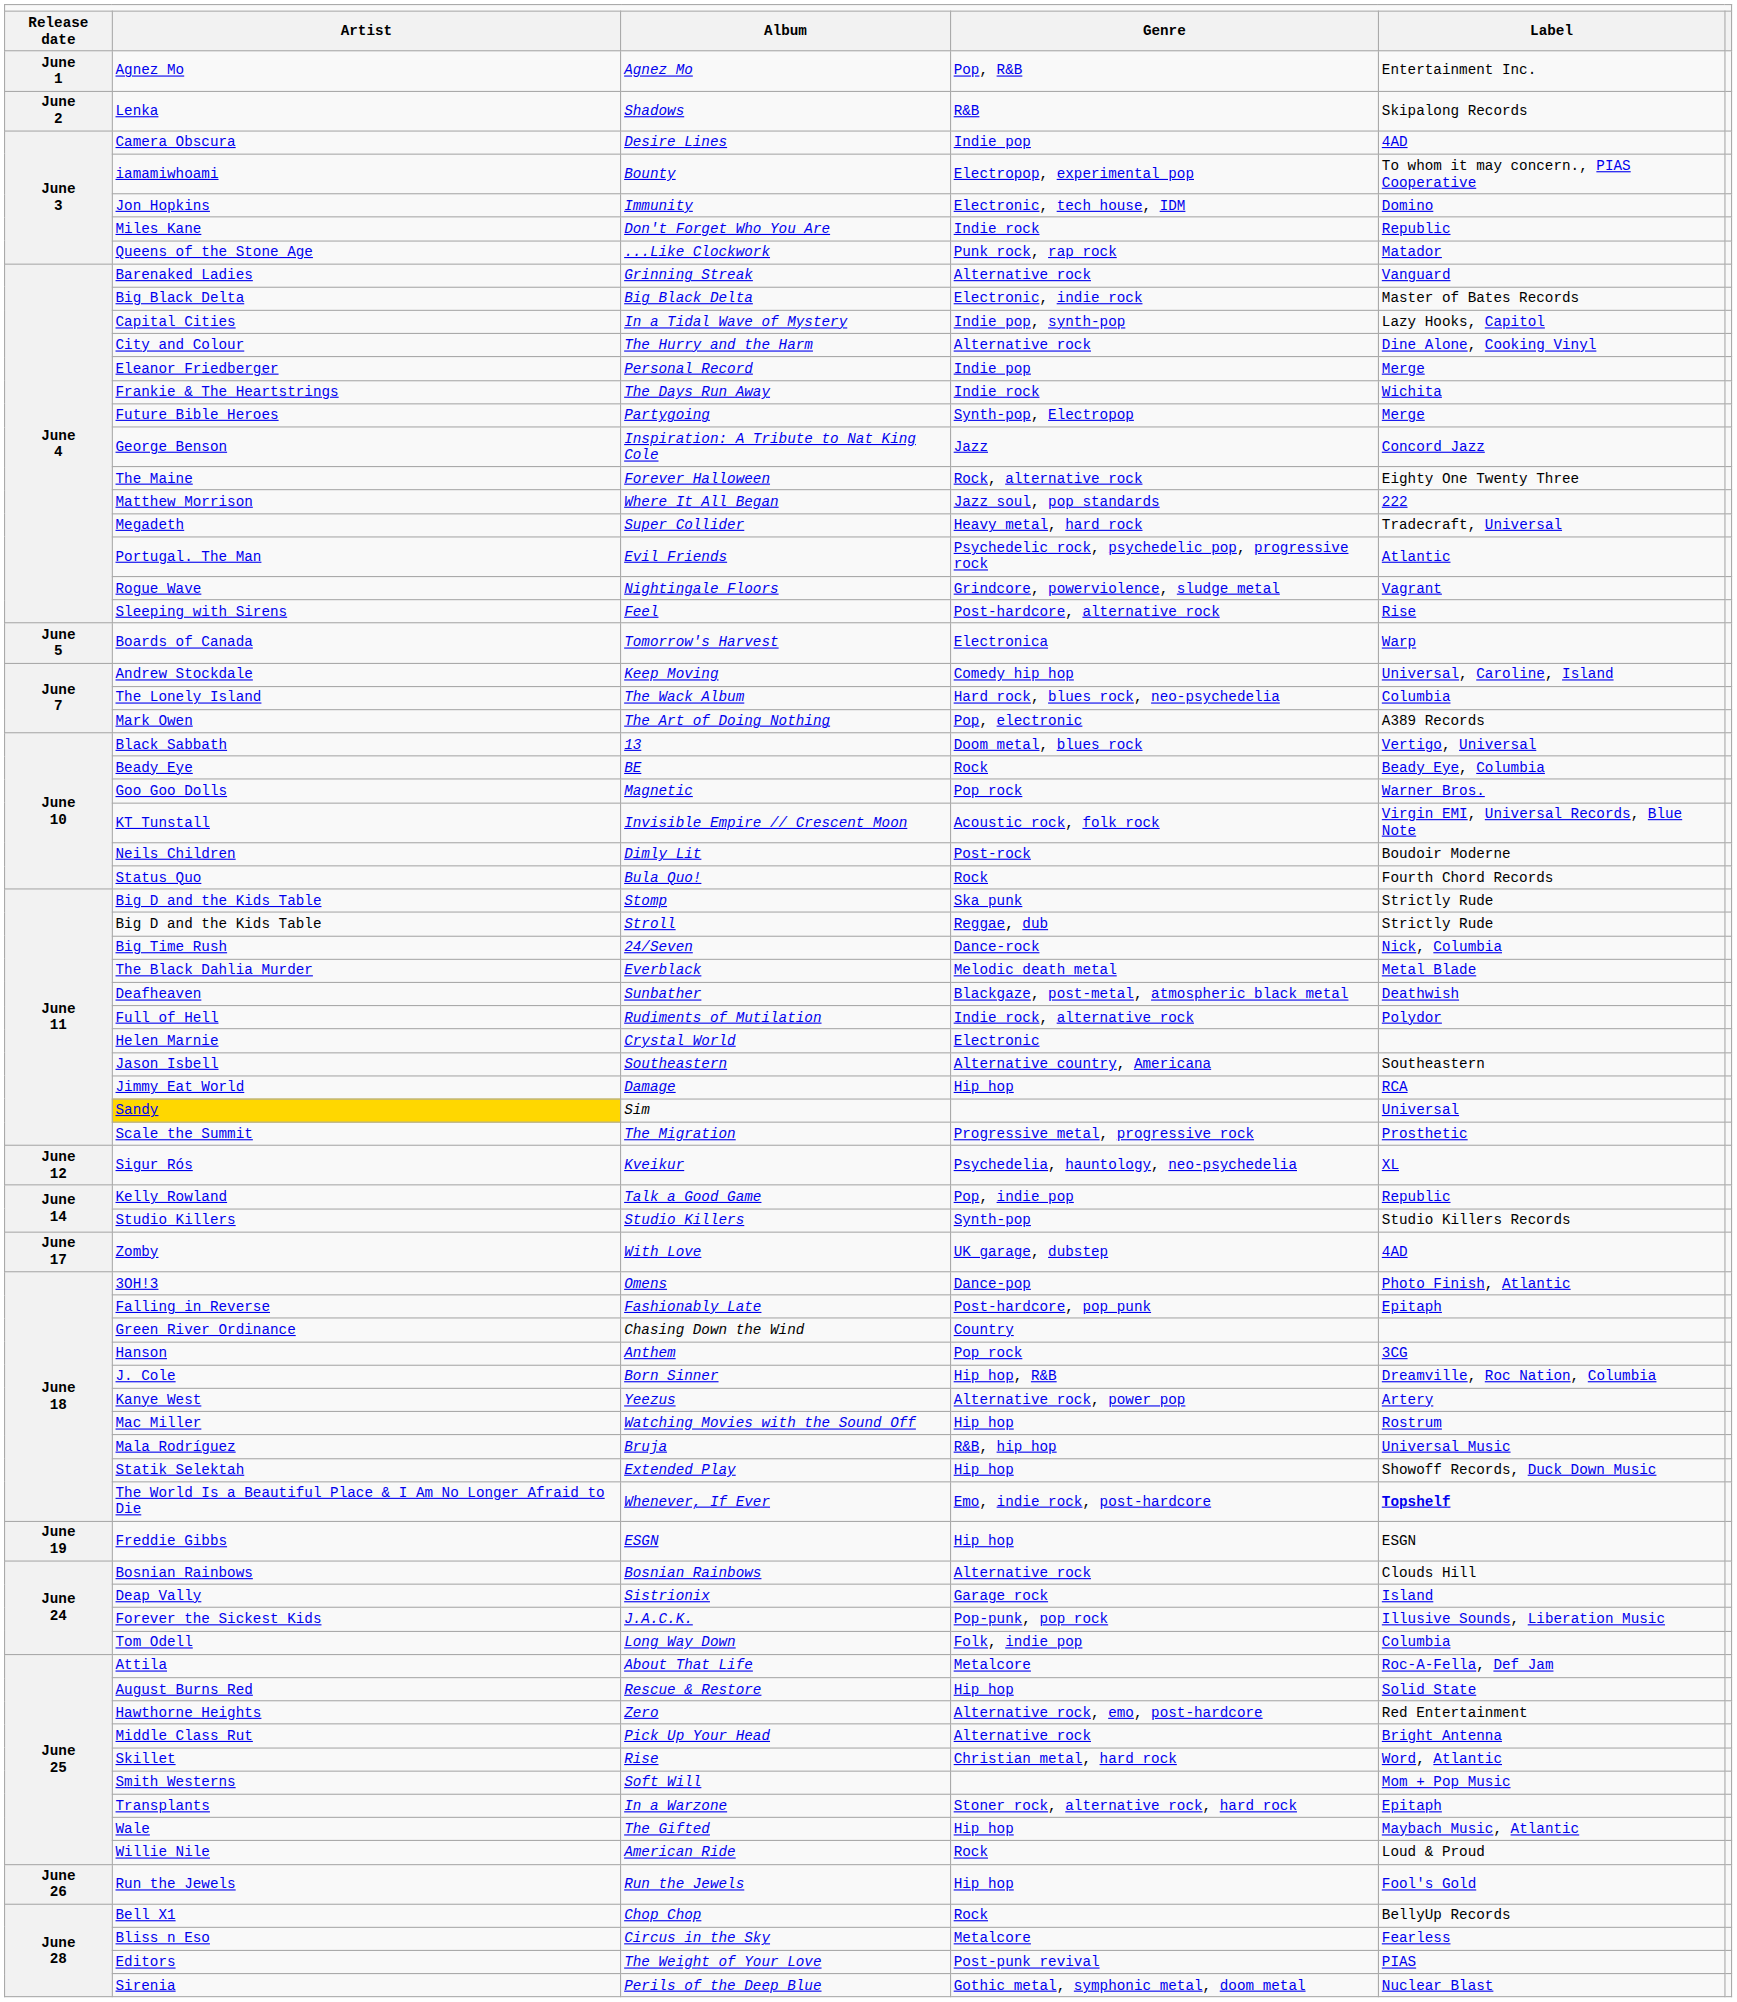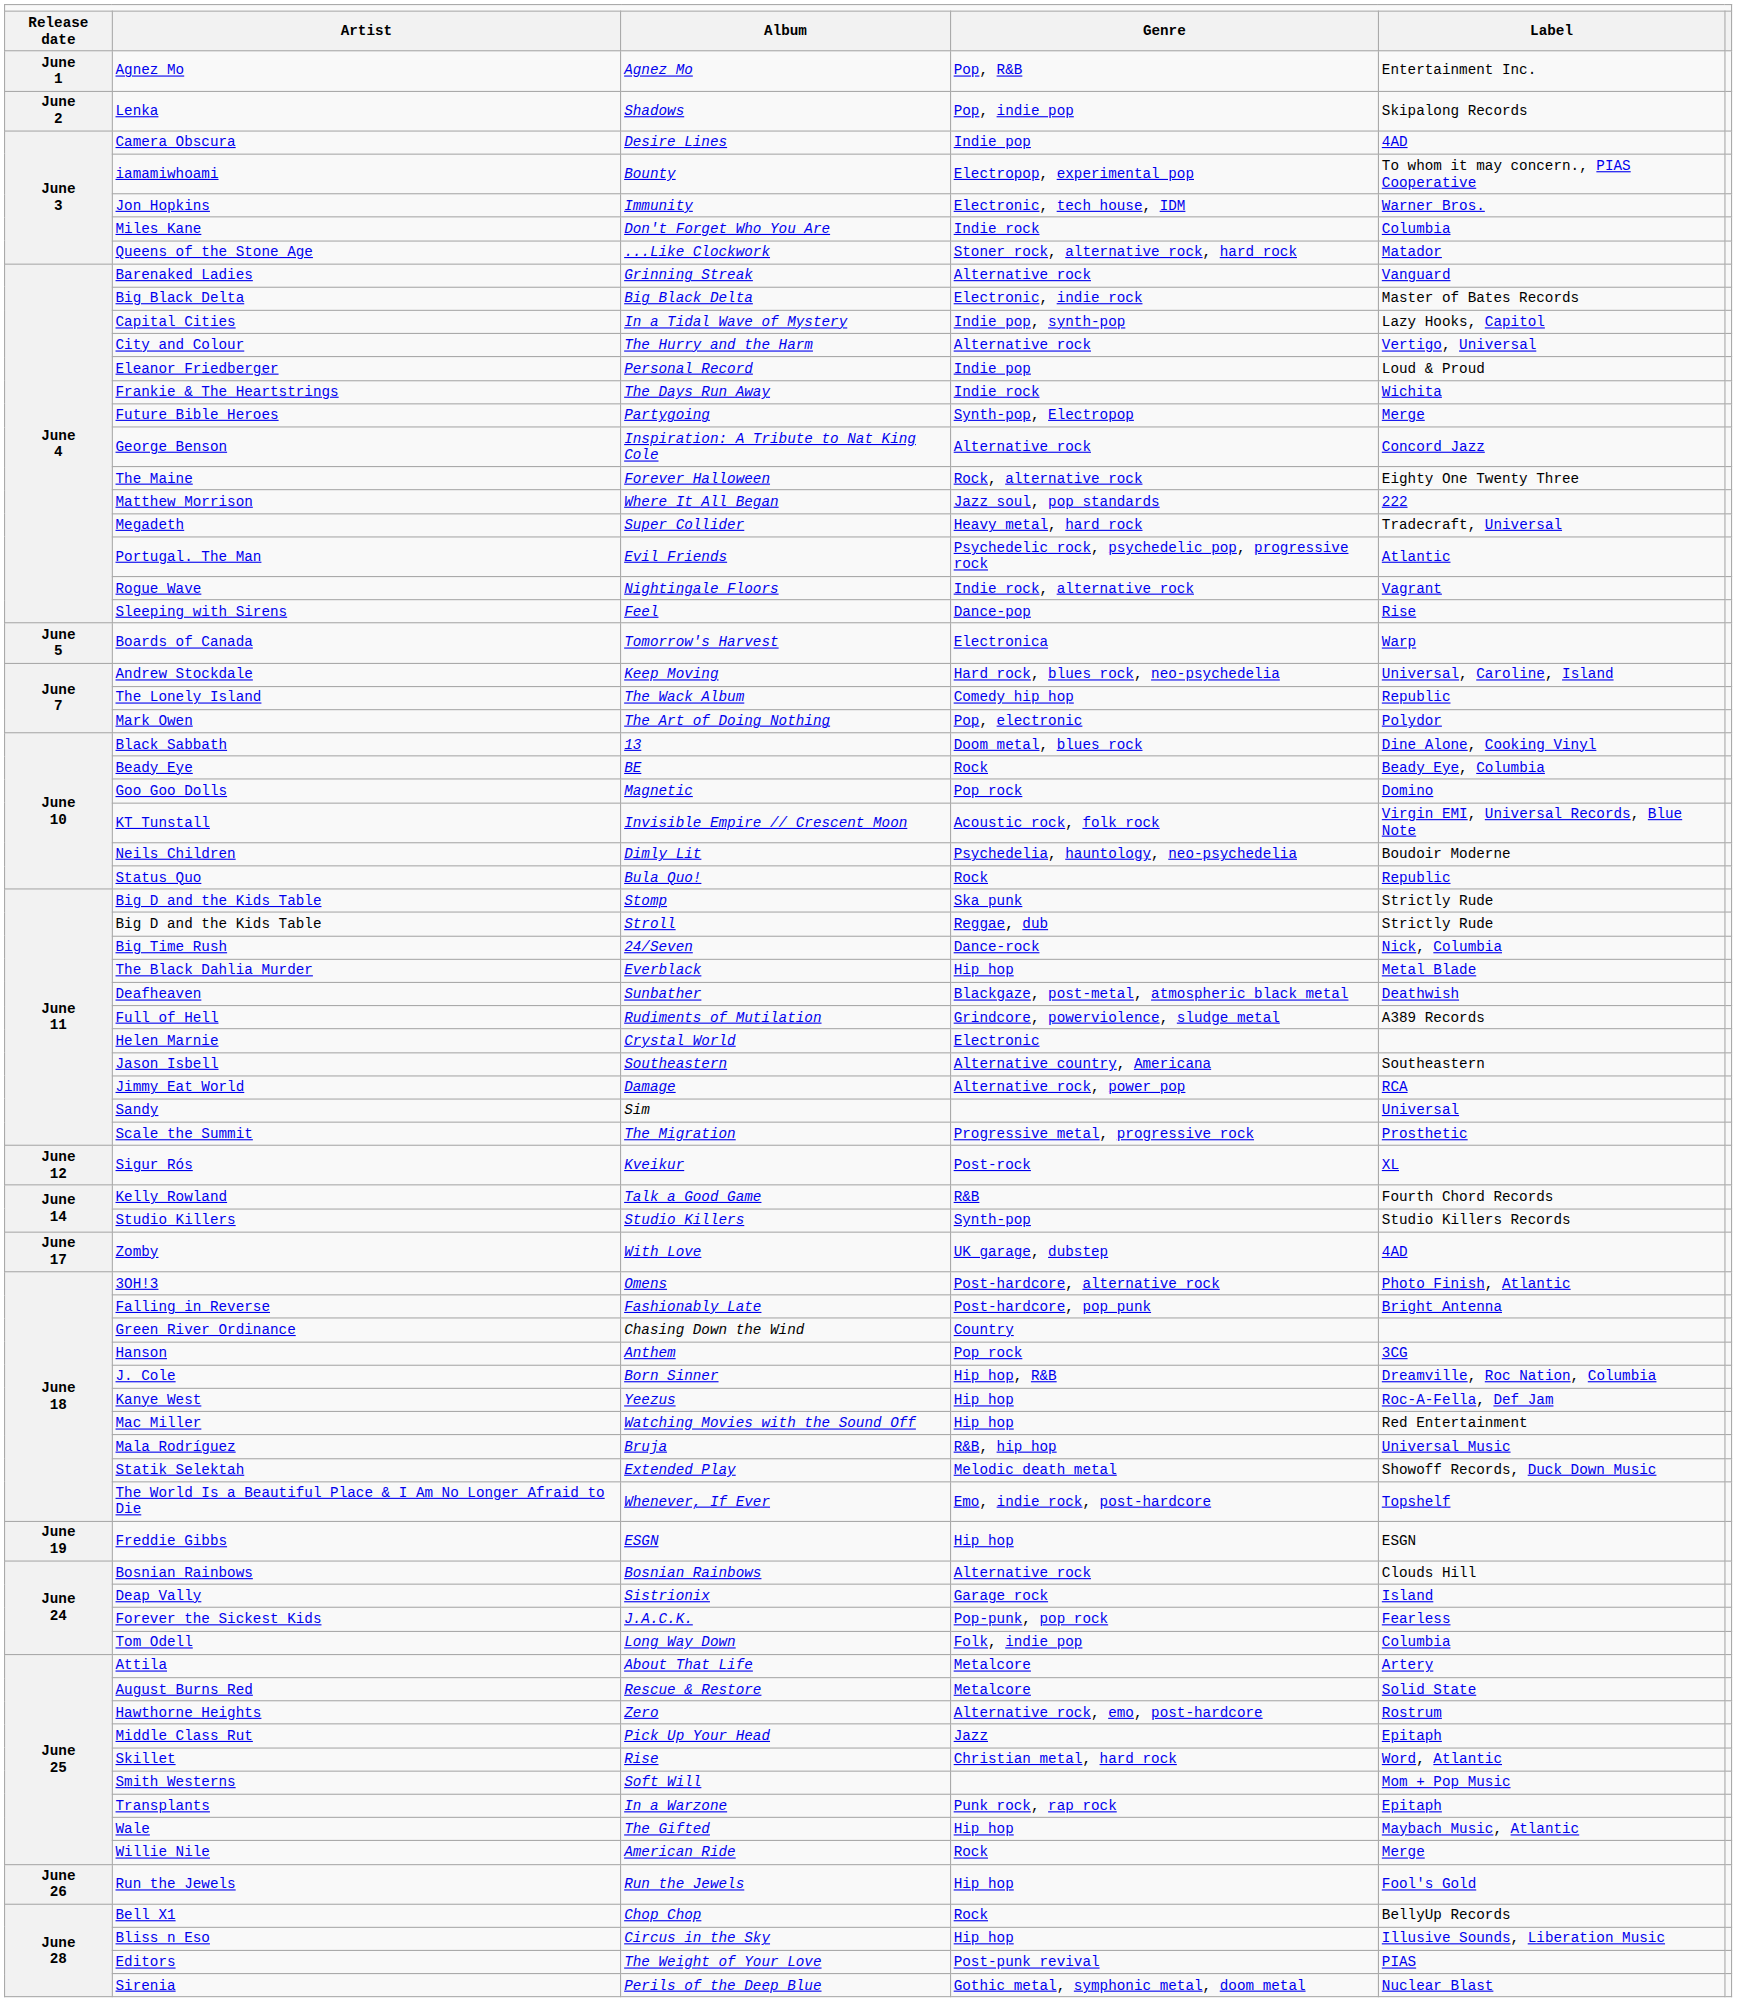(967, 111) R&B -> (1014, 111) Pop, indie pop
(1408, 206) Domino -> (1433, 206) Warner Bros.
(1416, 229) Republic -> (1416, 229) Columbia
(1035, 252) Punk rock, rap rock -> (1125, 252) Stoner rock, alternative rock, hard rock
(1489, 345) Dine Alone, Cooking Vinyl -> (1459, 345) Vertigo, Universal
(1403, 369) Merge -> (1433, 369) Loud & Proud
(971, 447) Jazz -> (1022, 447) Alternative rock
(1117, 588) Grindcore, powerviolence, sludge metal -> (1074, 588) Indie rock, alternative rock
(1087, 611) Post-hardcore, alternative rock -> (992, 611) Dance-pop
(1014, 675) Comedy hip hop -> (1117, 675) Hard rock, blues rock, neo-psychedelia
(1117, 698) Hard rock, blues rock, neo-psychedelia -> (1014, 698) Comedy hip hop
(1416, 698) Columbia -> (1416, 698) Republic
(1433, 721) A389 Records -> (1412, 721) Polydor
(1459, 744) Vertigo, Universal -> (1489, 744) Dine Alone, Cooking Vinyl
(1433, 791) Warner Bros. -> (1408, 791) Domino
(992, 854) Post-rock -> (1125, 854) Psychedelia, hauntology, neo-psychedelia
(1468, 878) Fourth Chord Records -> (1416, 878) Republic
(1035, 971) Melodic death metal -> (984, 971) Hip hop
(1074, 1017) Indie rock, alternative rock -> (1117, 1017) Grindcore, powerviolence, sludge metal
(1412, 1017) Polydor -> (1433, 1017) A389 Records
(984, 1087) Hip hop -> (1070, 1087) Alternative rock, power pop
(137, 1111) gold background -> (137, 1111) no background
(1125, 1165) Psychedelia, hauntology, neo-psychedelia -> (992, 1165) Post-rock
(1014, 1197) Pop, indie pop -> (967, 1197) R&B
(1416, 1197) Republic -> (1468, 1197) Fourth Chord Records
(992, 1283) Dance-pop -> (1087, 1283) Post-hardcore, alternative rock
(1412, 1307) Epitaph -> (1442, 1307) Bright Antenna
(1070, 1400) Alternative rock, power pop -> (984, 1400) Hip hop
(1408, 1400) Artery -> (1468, 1400) Roc-A-Fella, Def Jam
(1412, 1423) Rostrum -> (1455, 1423) Red Entertainment
(984, 1470) Hip hop -> (1035, 1470) Melodic death metal
(1416, 1501) bold -> (1416, 1501) normal
(1523, 1619) Illusive Sounds, Liberation Music -> (1416, 1619) Fearless
(1468, 1666) Roc-A-Fella, Def Jam -> (1408, 1666) Artery
(984, 1689) Hip hop -> (992, 1689) Metalcore
(1455, 1713) Red Entertainment -> (1412, 1713) Rostrum
(1022, 1736) Alternative rock -> (971, 1736) Jazz
(1442, 1736) Bright Antenna -> (1412, 1736) Epitaph
(1125, 1806) Stoner rock, alternative rock, hard rock -> (1035, 1806) Punk rock, rap rock
(1433, 1852) Loud & Proud -> (1403, 1852) Merge
(992, 1939) Metalcore -> (984, 1939) Hip hop
(1416, 1939) Fearless -> (1523, 1939) Illusive Sounds, Liberation Music
